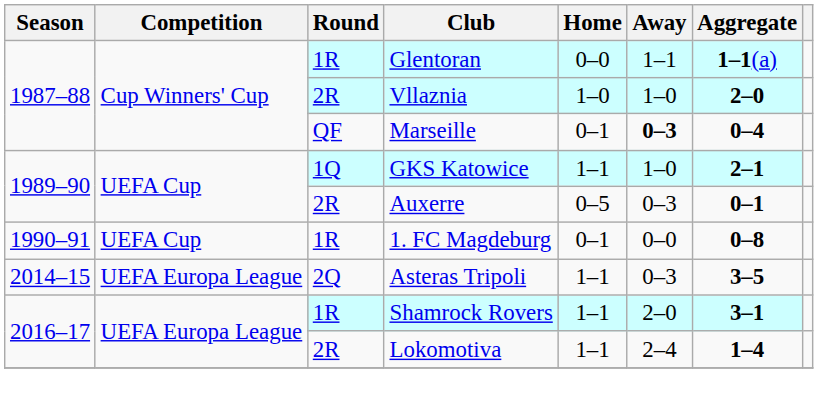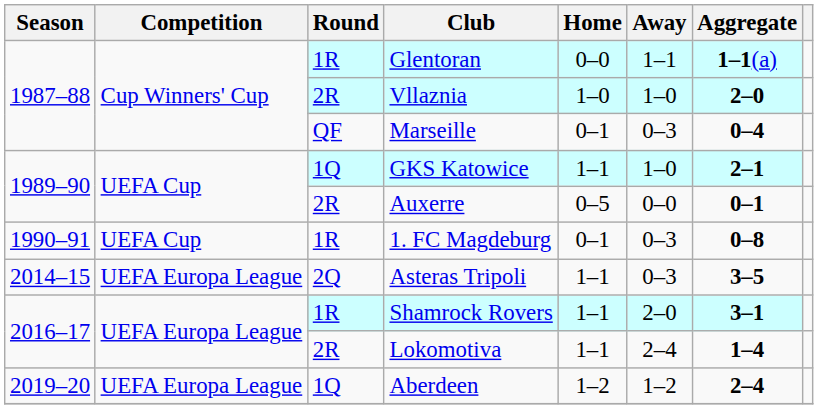(659, 131) bold -> (659, 131) normal
(659, 204) 0–3 -> (659, 204) 0–0
(659, 240) 0–0 -> (659, 240) 0–3
+ row: (434, 385)
